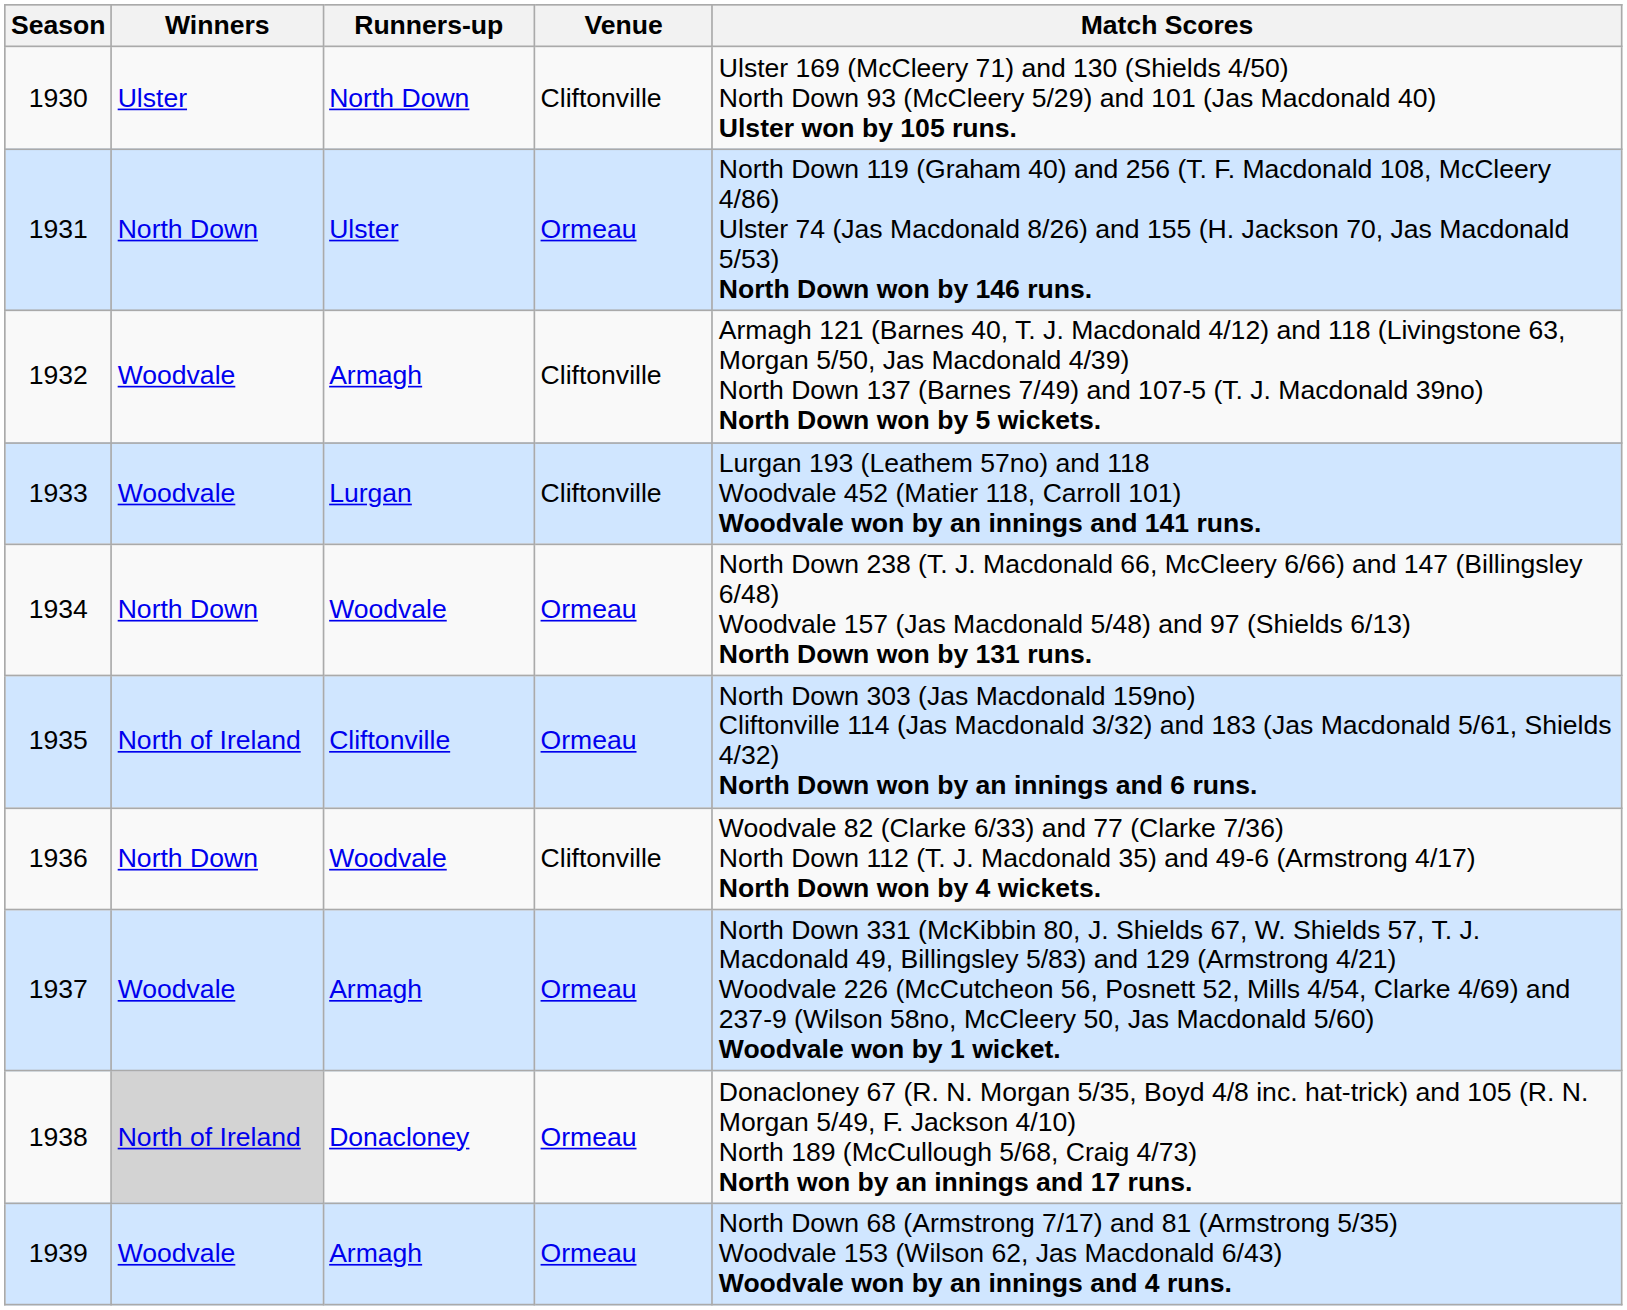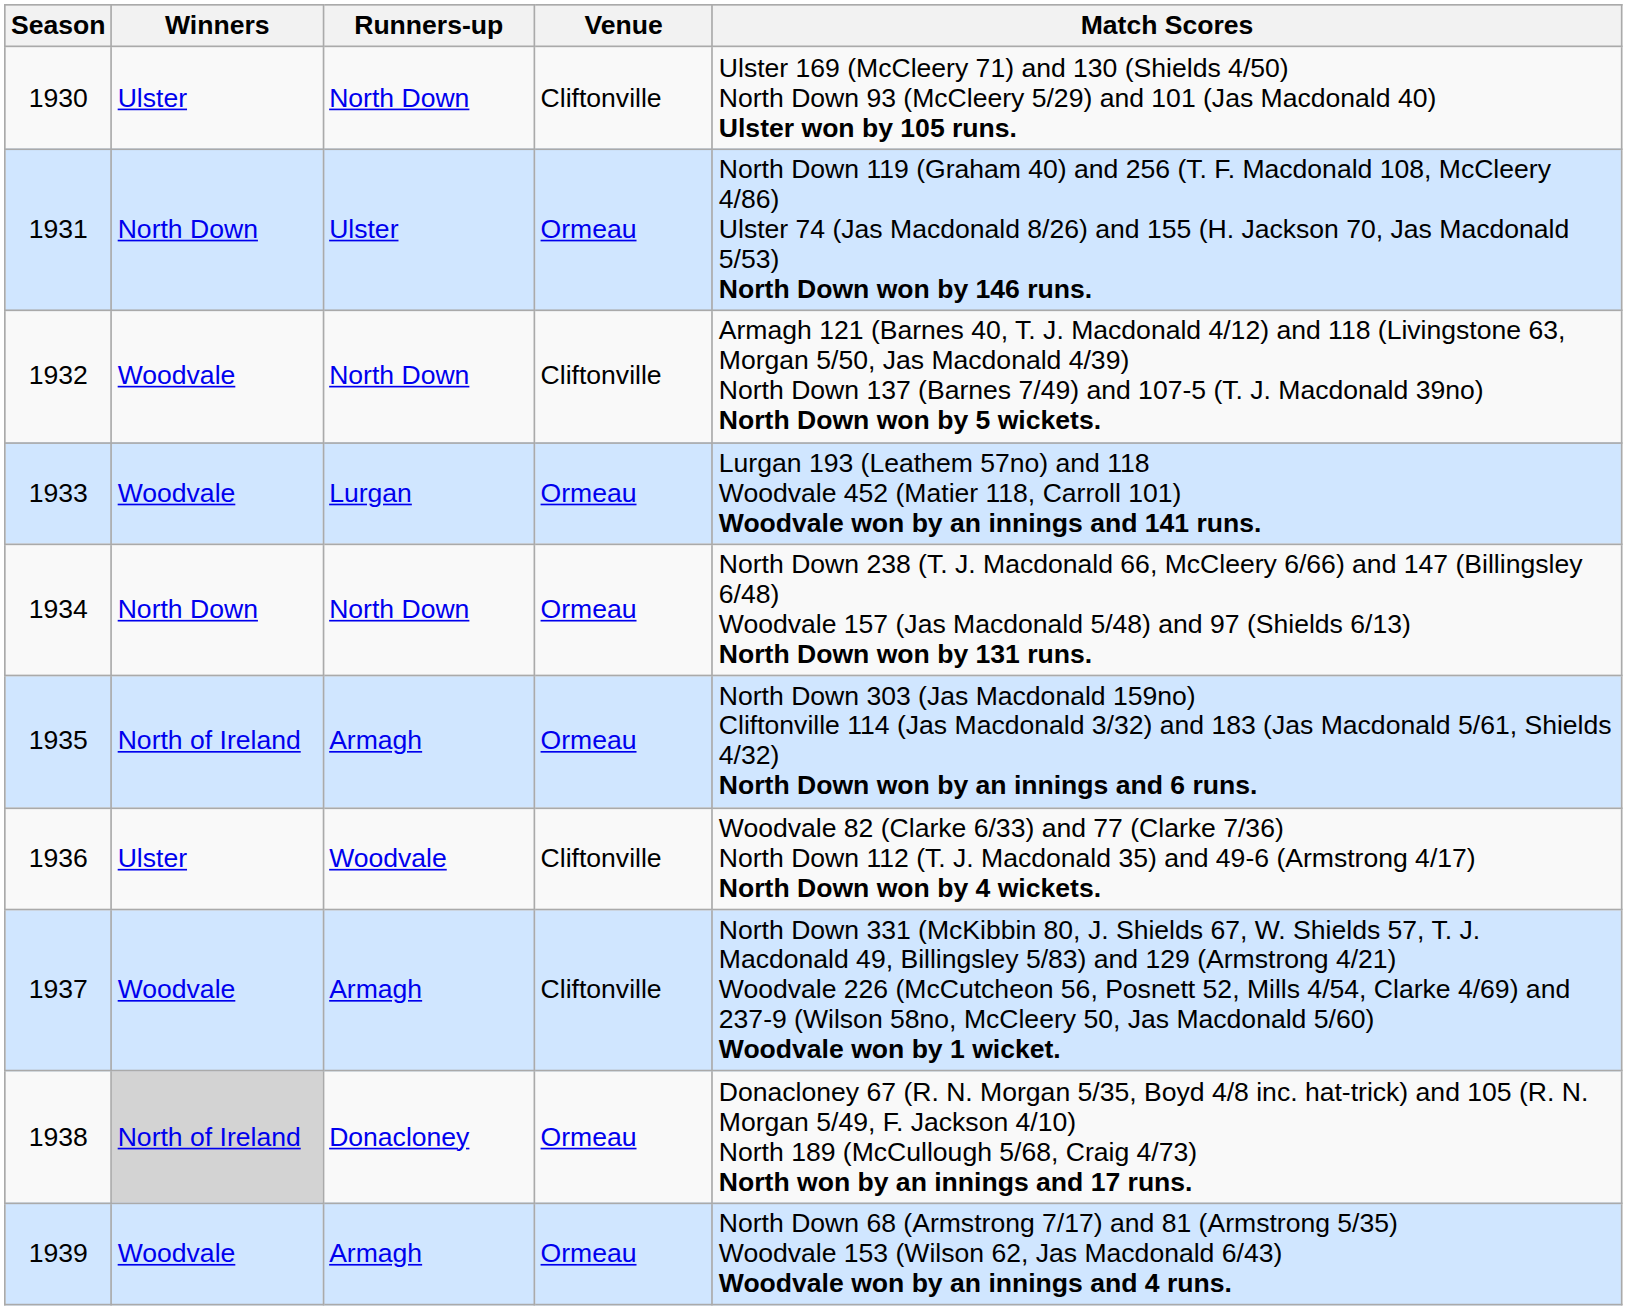(376, 376) Armagh -> (399, 376) North Down
(601, 492) Cliftonville -> (589, 492) Ormeau
(388, 609) Woodvale -> (399, 609) North Down
(390, 741) Cliftonville -> (376, 741) Armagh
(188, 858) North Down -> (152, 858) Ulster
(589, 990) Ormeau -> (601, 990) Cliftonville
